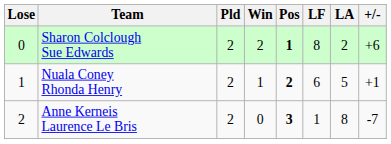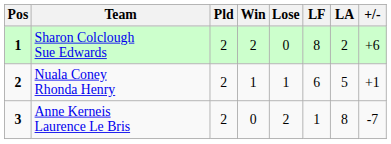columns swapped: (289, 15) <-> (21, 15)
